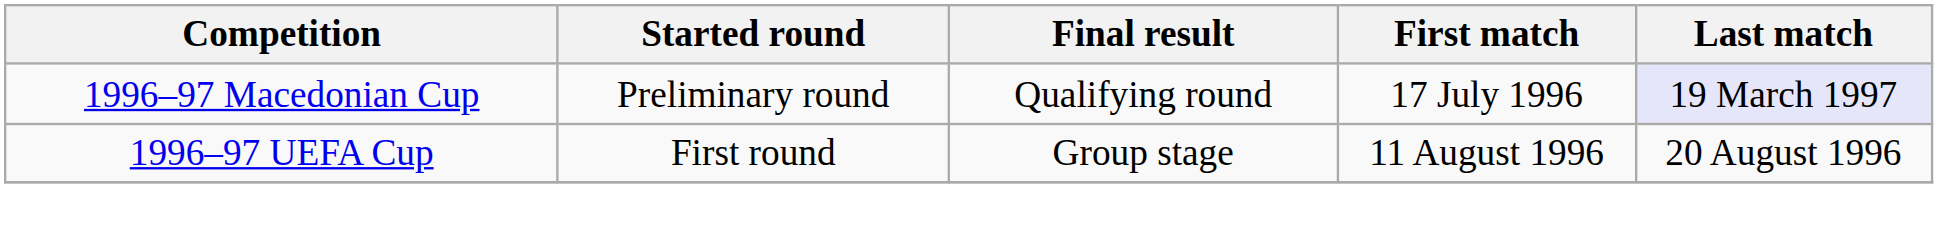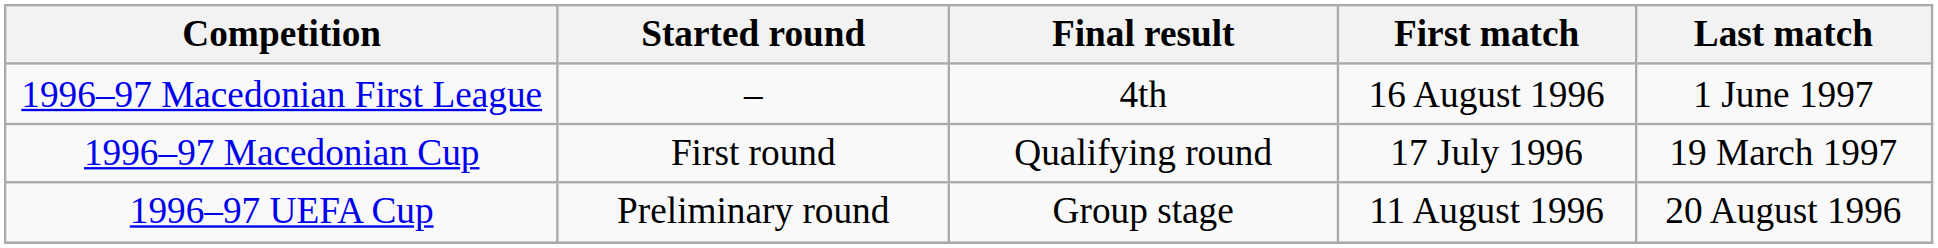+ row: (282, 93)
(753, 93) Preliminary round -> (753, 152) First round
(1783, 93) lavender background -> (1783, 152) no background
(753, 152) First round -> (753, 211) Preliminary round
